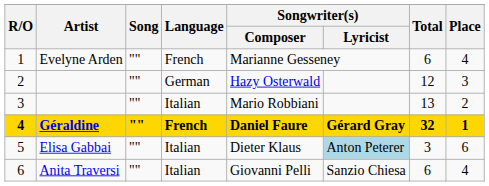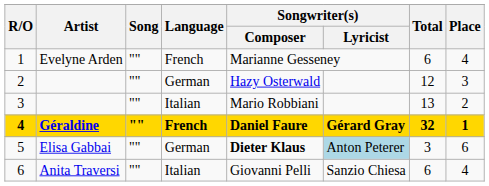(183, 147) Italian -> (187, 147) German
(265, 147) normal -> (268, 147) bold
